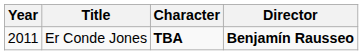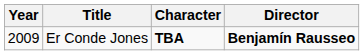(23, 38) 2011 -> (24, 38) 2009
